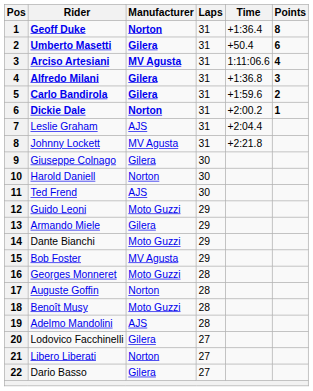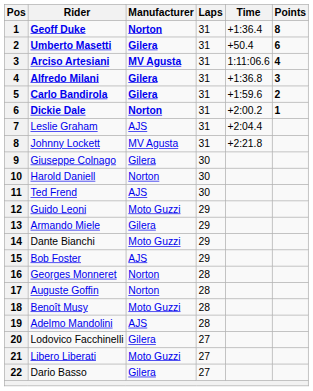(153, 258) MV Agusta -> (138, 258) AJS
(154, 275) Moto Guzzi -> (144, 275) Norton
(144, 356) Norton -> (154, 356) Moto Guzzi
